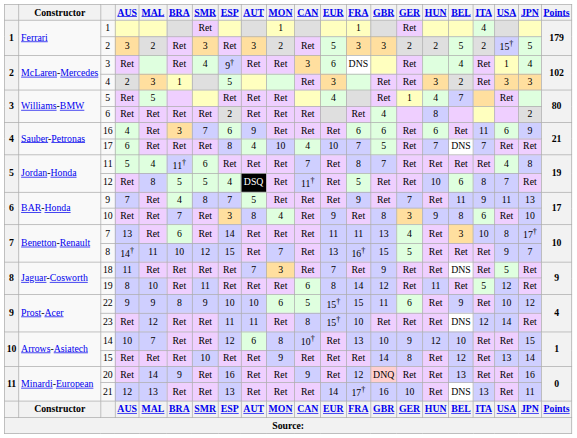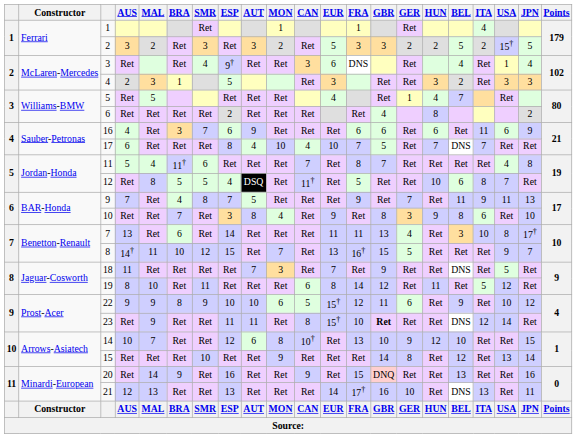(358, 303) 15 -> (358, 303) 12
(153, 322) 12 -> (153, 322) 9
(384, 322) normal -> (384, 322) bold
(358, 374) 12 -> (358, 374) 15
